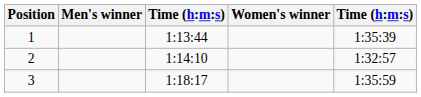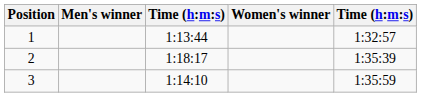(375, 37) 1:35:39 -> (375, 37) 1:32:57
(187, 59) 1:14:10 -> (187, 59) 1:18:17
(375, 59) 1:32:57 -> (375, 59) 1:35:39
(187, 80) 1:18:17 -> (187, 80) 1:14:10
